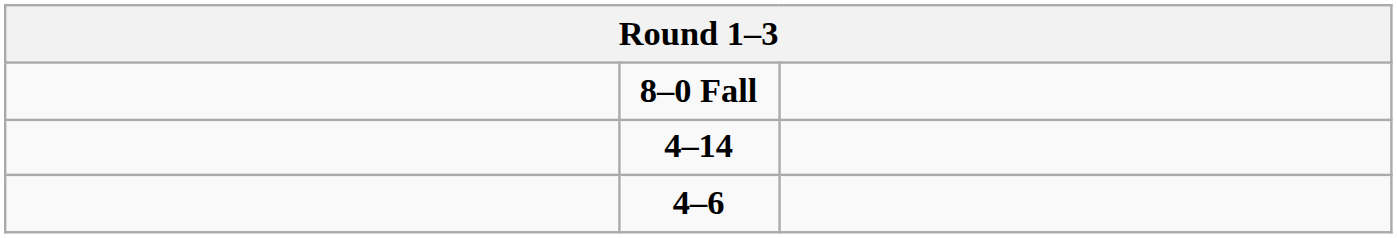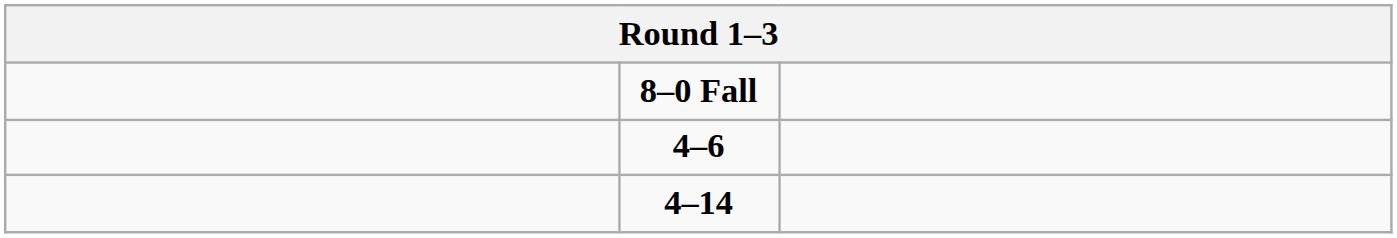rows swapped: (699, 203) <-> (699, 146)
